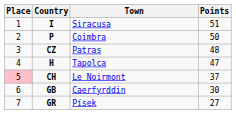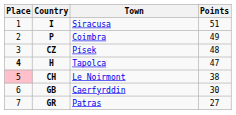(215, 37) 50 -> (215, 37) 49
(87, 50) Patras -> (84, 50) Písek
(18, 63) normal -> (18, 63) bold
(215, 77) 37 -> (215, 77) 38
(84, 103) Písek -> (87, 103) Patras
